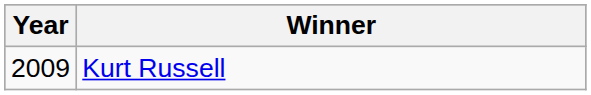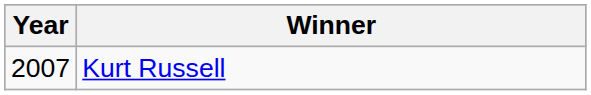(40, 67) 2009 -> (40, 67) 2007
